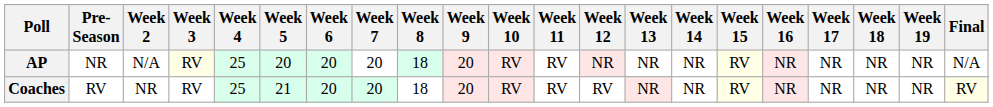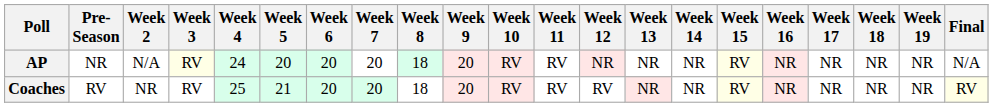(238, 63) 25 -> (238, 63) 24
